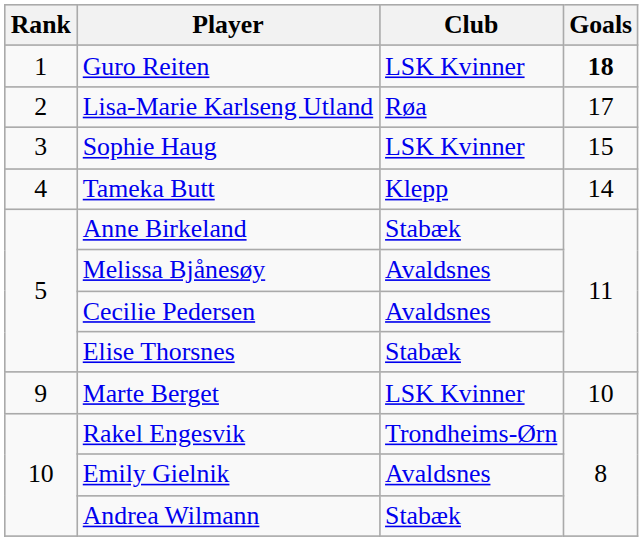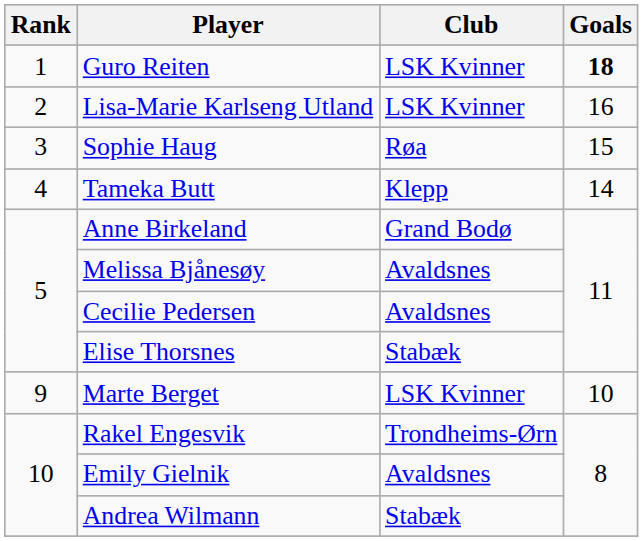(406, 106) Røa -> (455, 106) LSK Kvinner
(601, 106) 17 -> (601, 106) 16
(455, 147) LSK Kvinner -> (406, 147) Røa
(423, 229) Stabæk -> (448, 229) Grand Bodø
